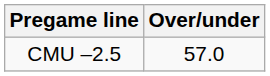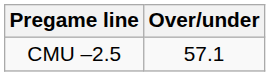(204, 53) 57.0 -> (204, 53) 57.1
